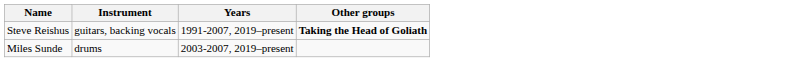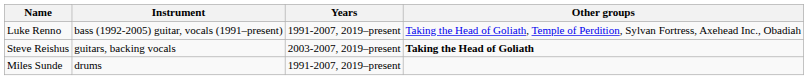+ row: (34, 30)
(237, 30) 1991-2007, 2019–present -> (344, 48) 2003-2007, 2019–present
(237, 48) 2003-2007, 2019–present -> (344, 65) 1991-2007, 2019–present
